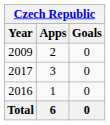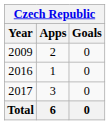rows swapped: (20, 91) <-> (20, 71)
